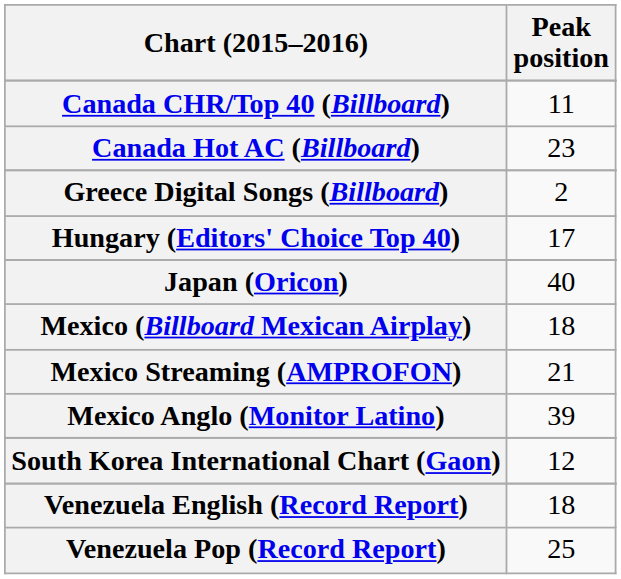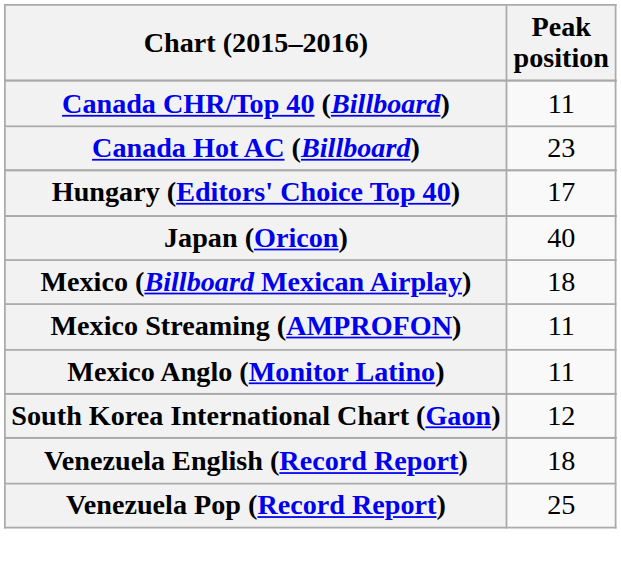- row: (256, 192)
(561, 371) 21 -> (561, 326) 11
(561, 415) 39 -> (561, 371) 11
